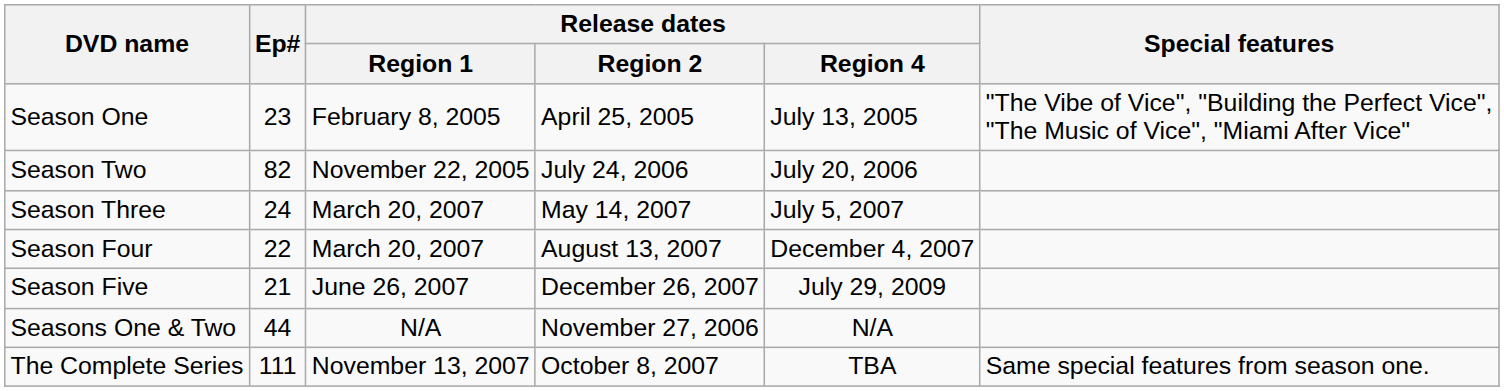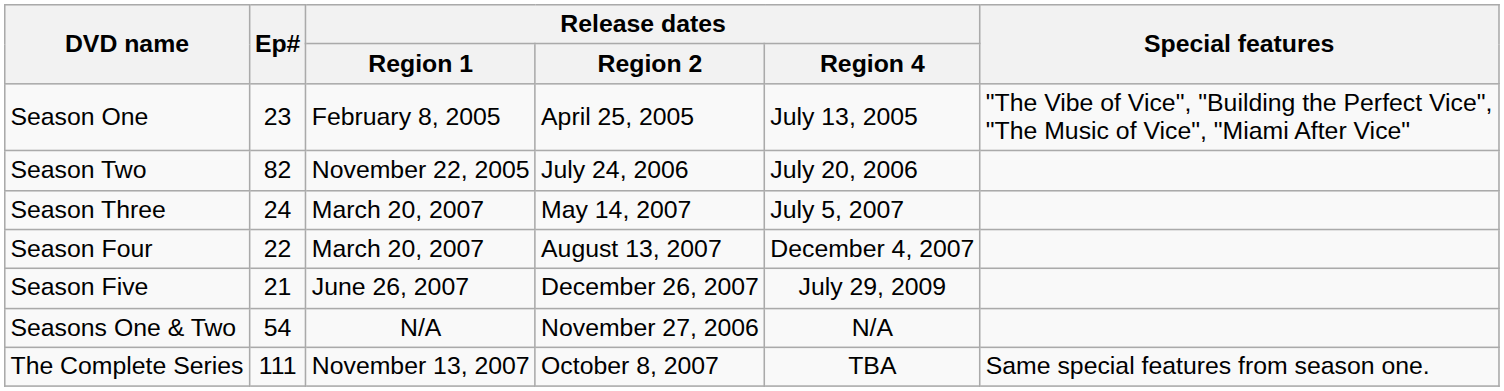(278, 327) 44 -> (278, 327) 54
